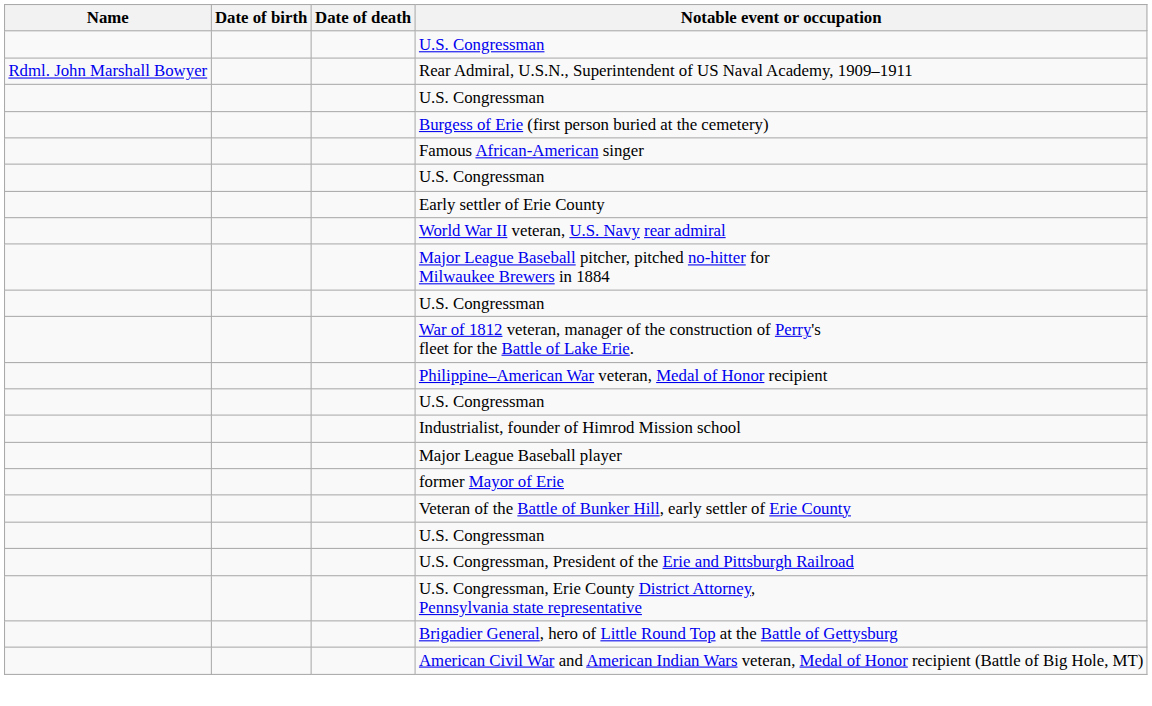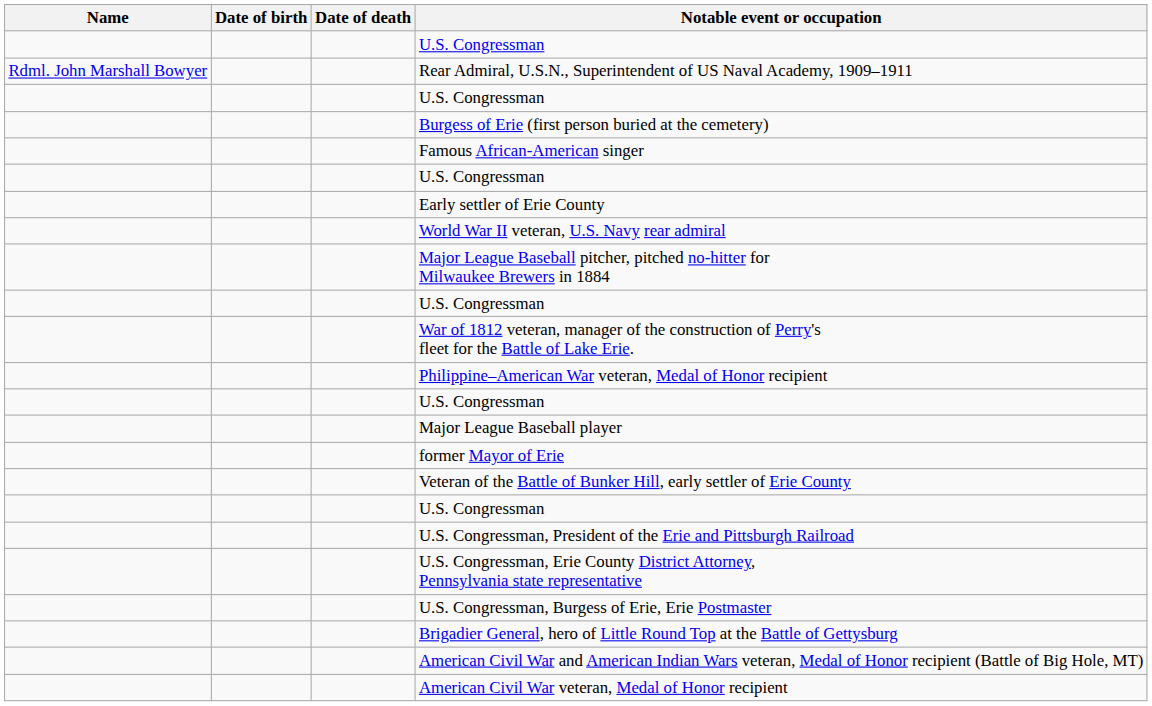- row: (108, 429)
+ row: (108, 607)
+ row: (108, 687)
